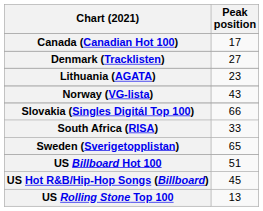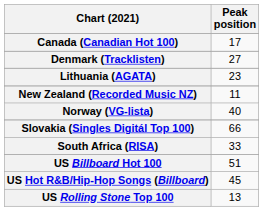+ row: (108, 94)
(235, 94) 43 -> (235, 111) 40
- row: (108, 146)
